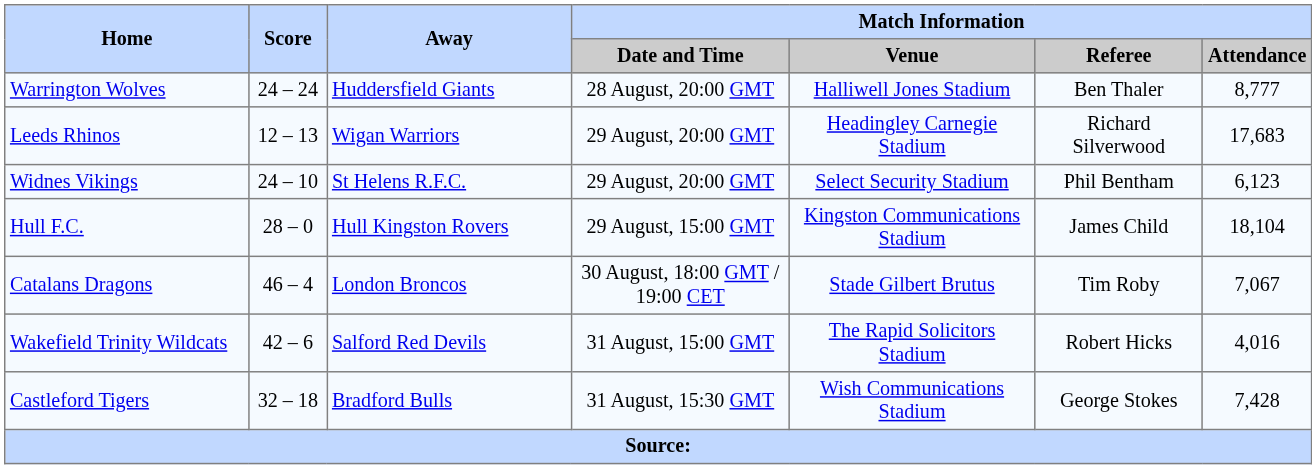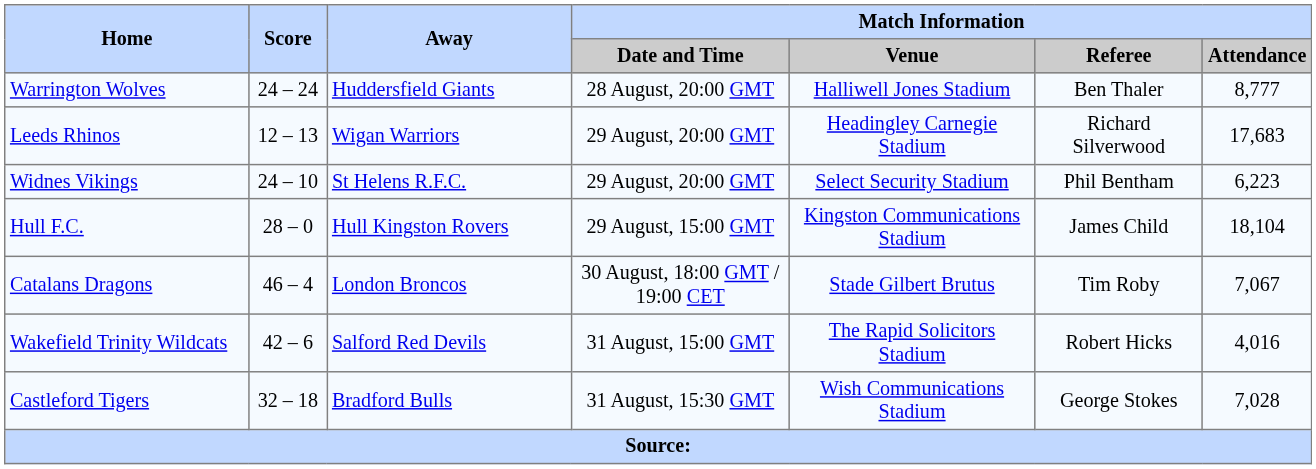(1257, 181) 6,123 -> (1257, 181) 6,223
(1257, 400) 7,428 -> (1257, 400) 7,028
